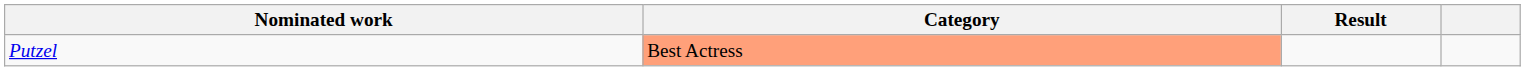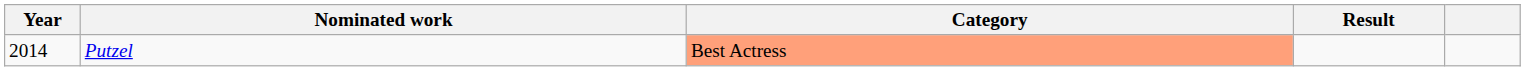+ column: (42, 19)
